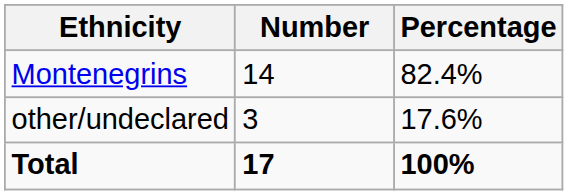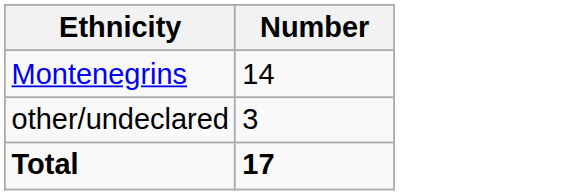- column: (479, 27)
